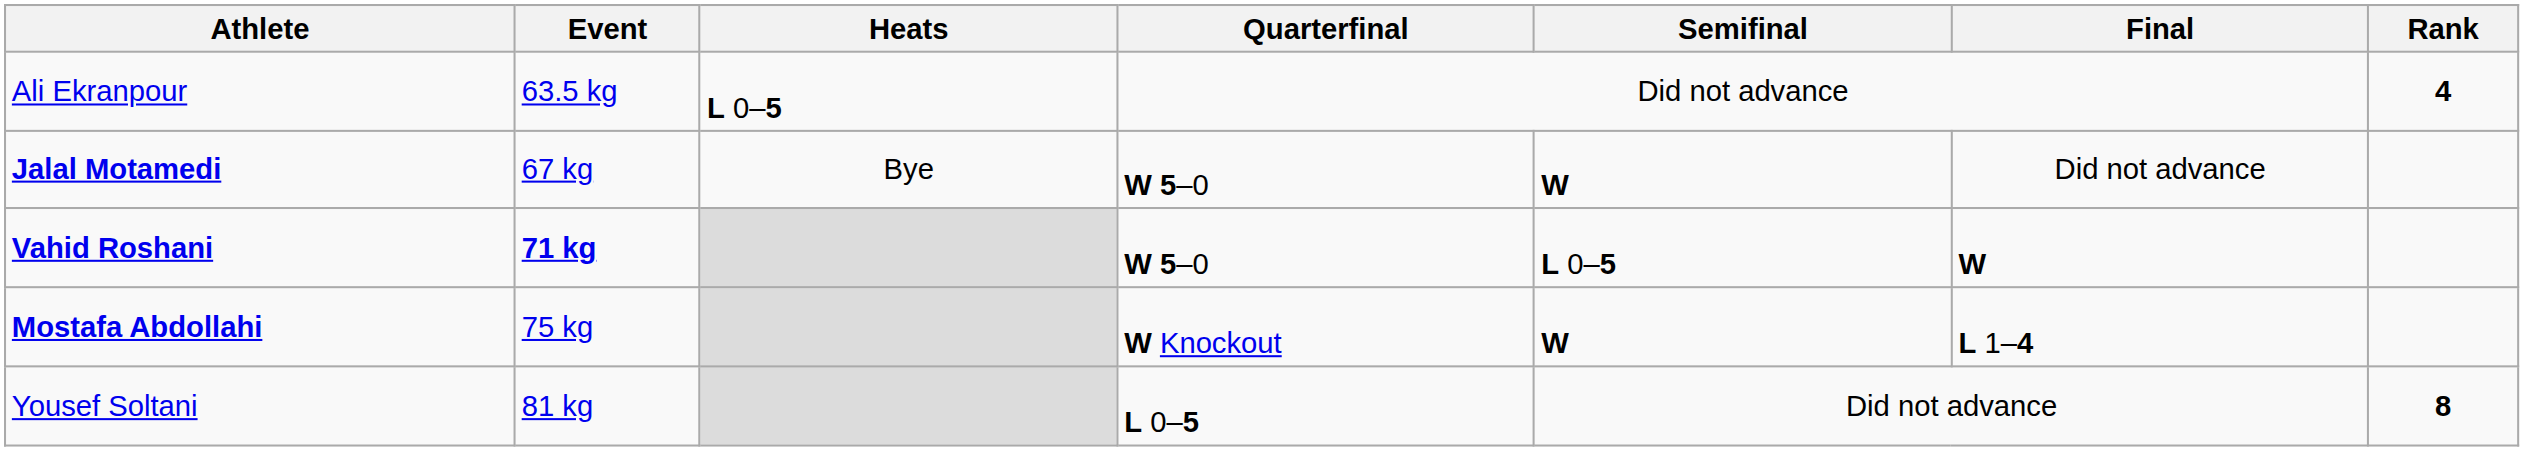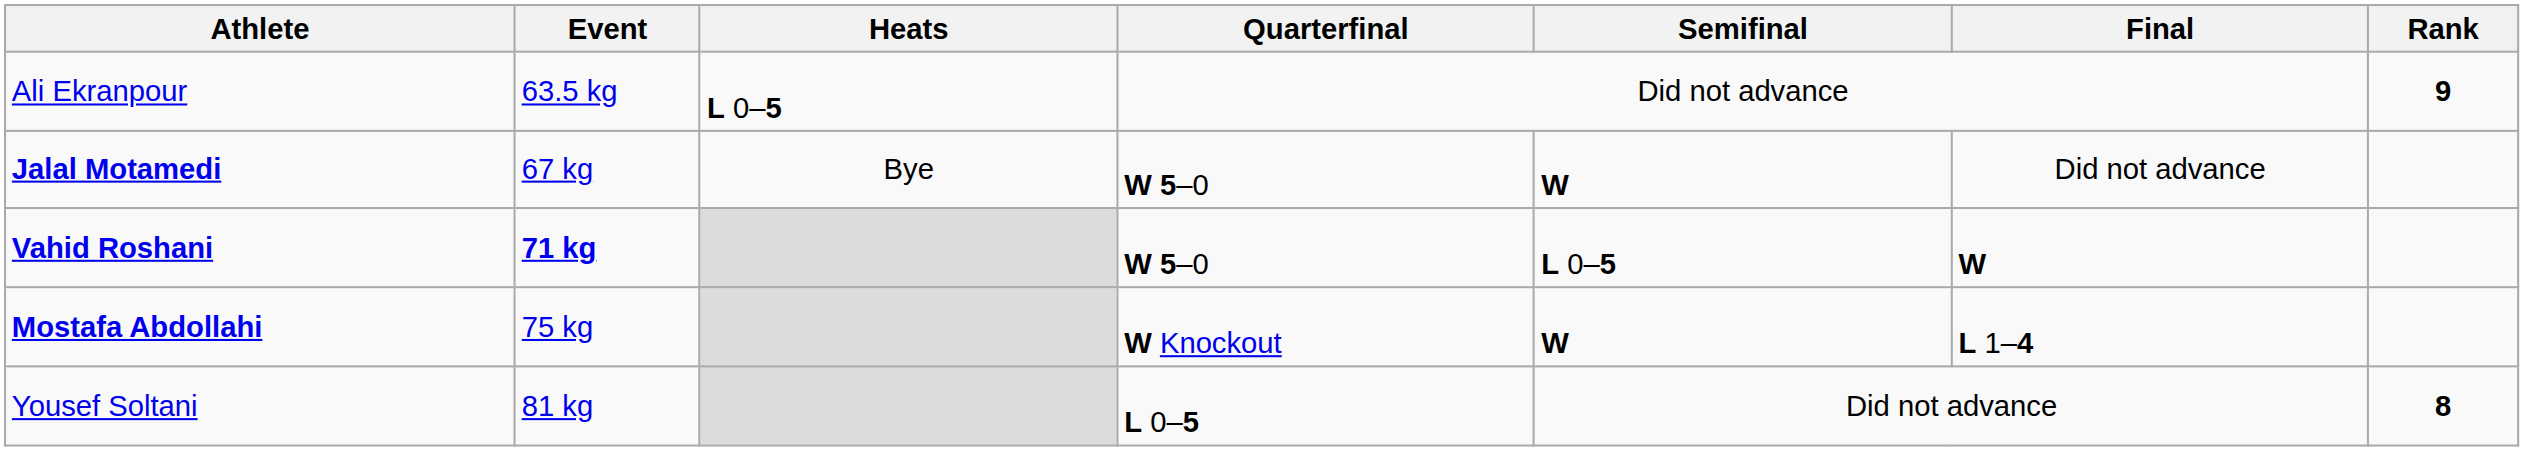(2443, 91) 4 -> (2443, 91) 9
